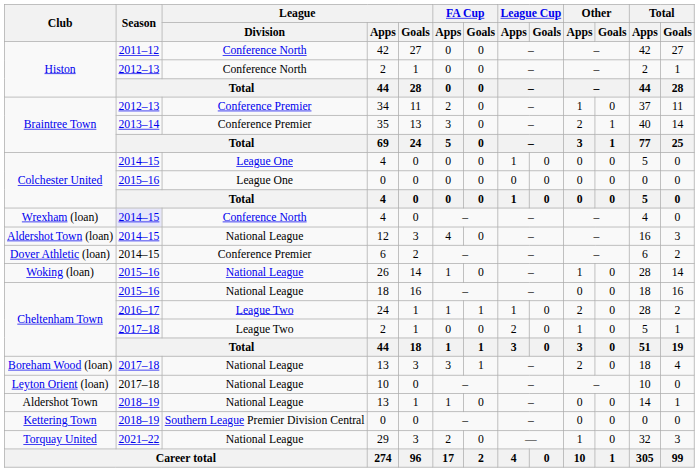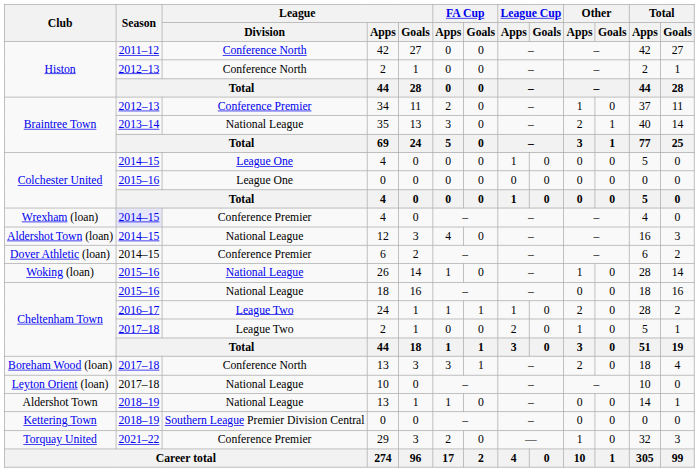(265, 124) Conference Premier -> (265, 124) National League
(265, 217) Conference North -> (265, 217) Conference Premier
(265, 365) National League -> (265, 365) Conference North
(265, 439) National League -> (265, 439) Conference Premier
